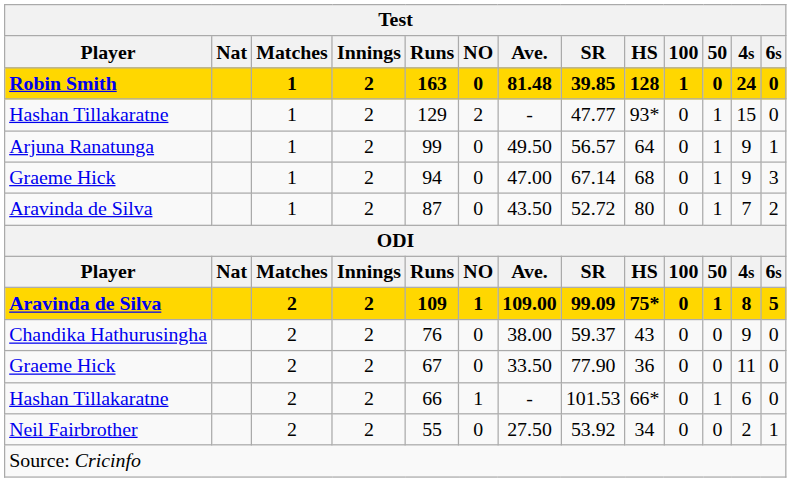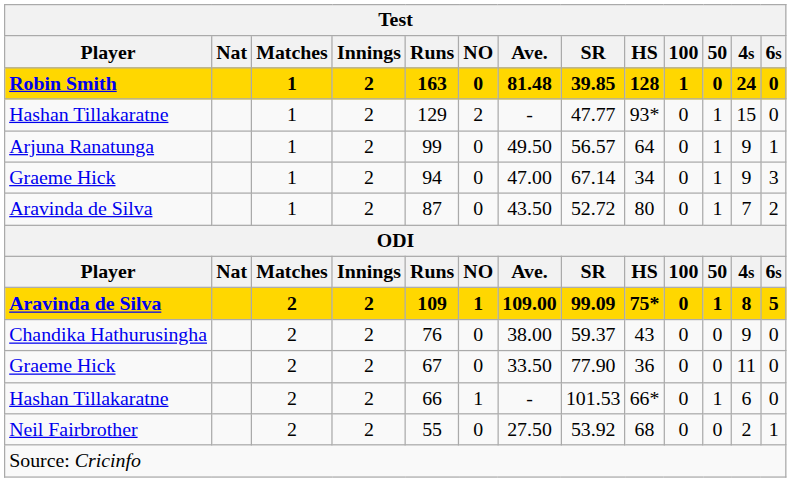(645, 177) 68 -> (645, 177) 34
(645, 429) 34 -> (645, 429) 68
